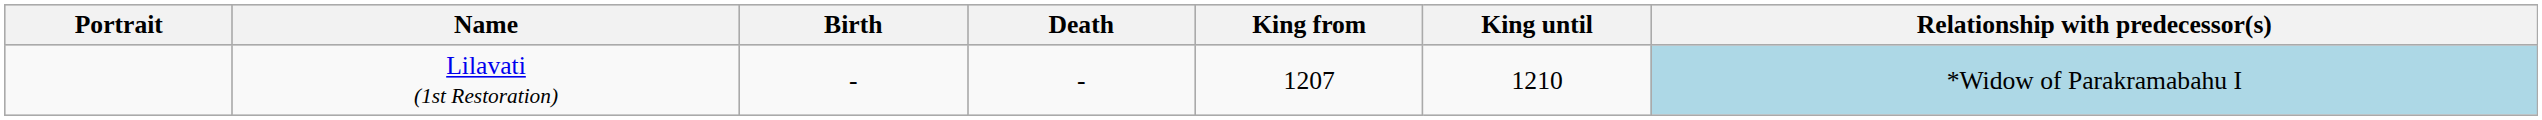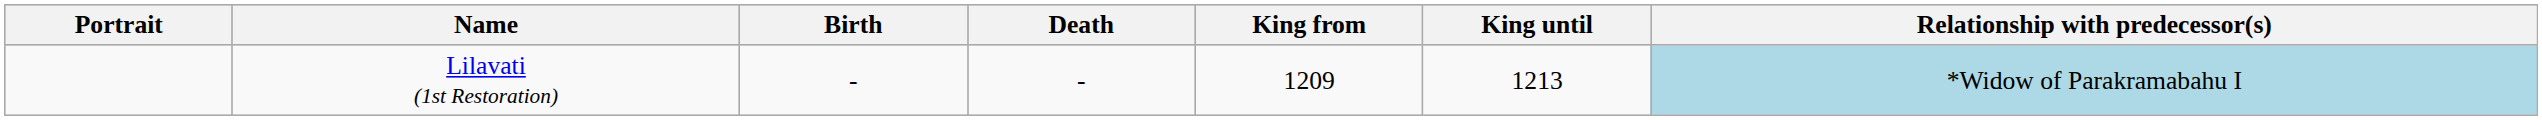(1309, 79) 1207 -> (1309, 79) 1209
(1537, 79) 1210 -> (1537, 79) 1213
